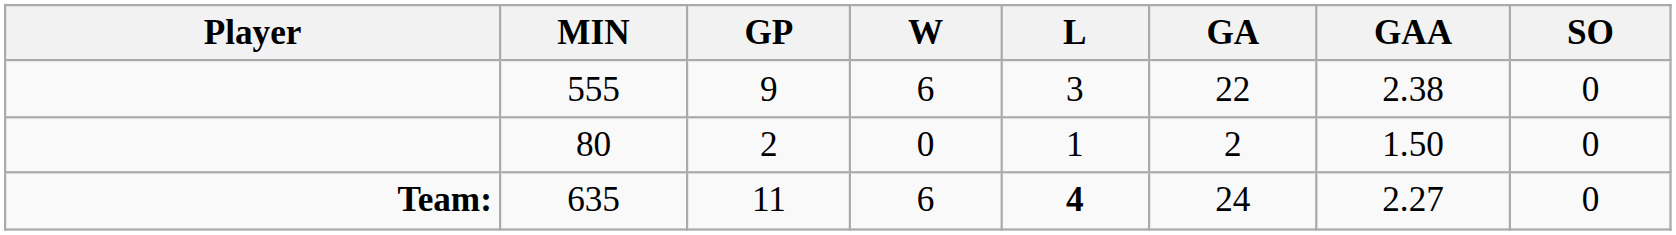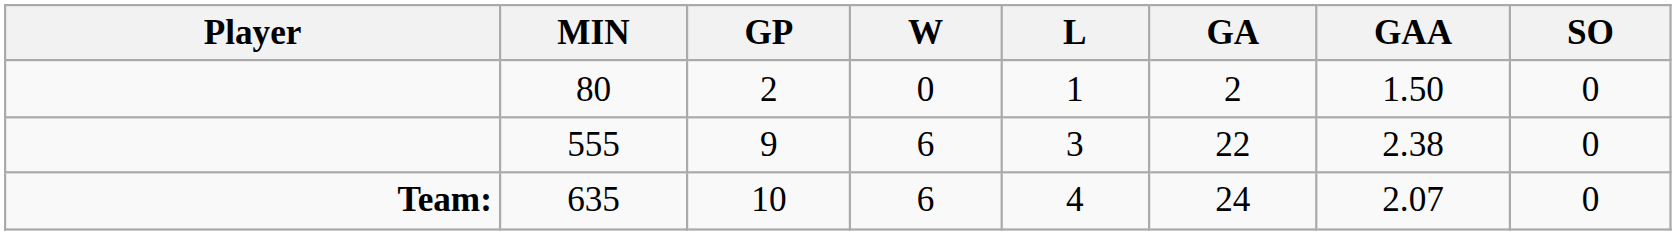rows swapped: (594, 88) <-> (594, 144)
(769, 199) 11 -> (769, 199) 10
(1075, 199) bold -> (1075, 199) normal
(1413, 199) 2.27 -> (1413, 199) 2.07
